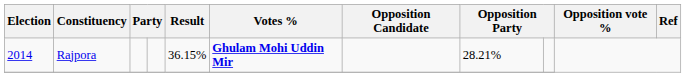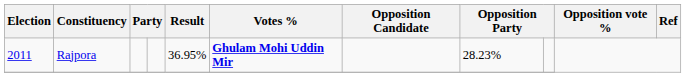(20, 55) 2014 -> (20, 55) 2011
(187, 55) 36.15% -> (187, 55) 36.95%
(482, 55) 28.21% -> (482, 55) 28.23%
